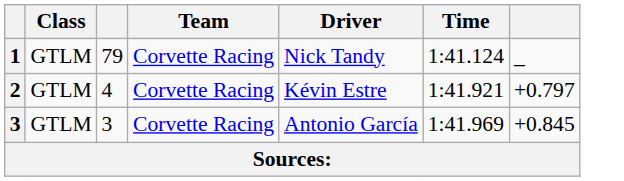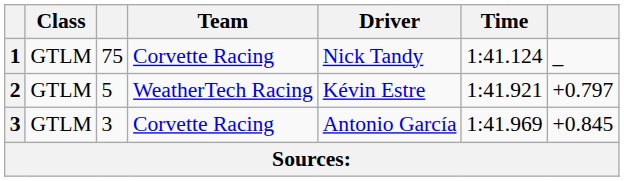(112, 55) 79 -> (112, 55) 75
(107, 90) 4 -> (107, 90) 5
(204, 90) Corvette Racing -> (223, 90) WeatherTech Racing
